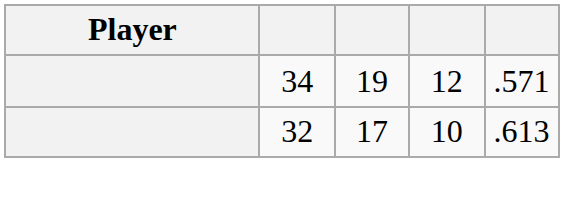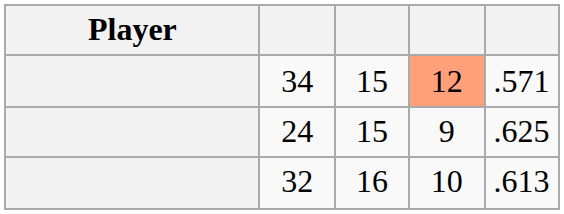(372, 80) 19 -> (372, 80) 15
(447, 80) no background -> (447, 80) lightsalmon background
+ row: (297, 131)
(372, 131) 17 -> (372, 182) 16
